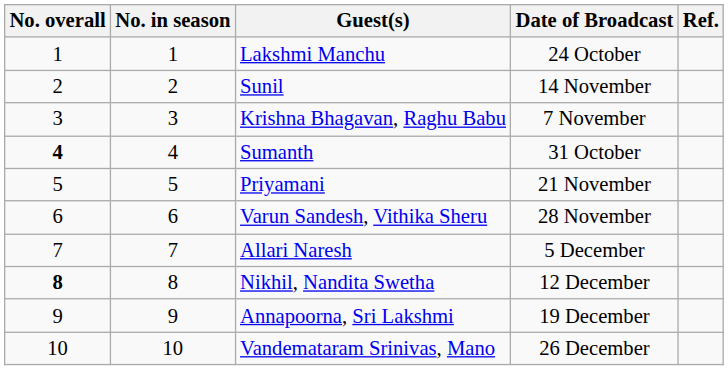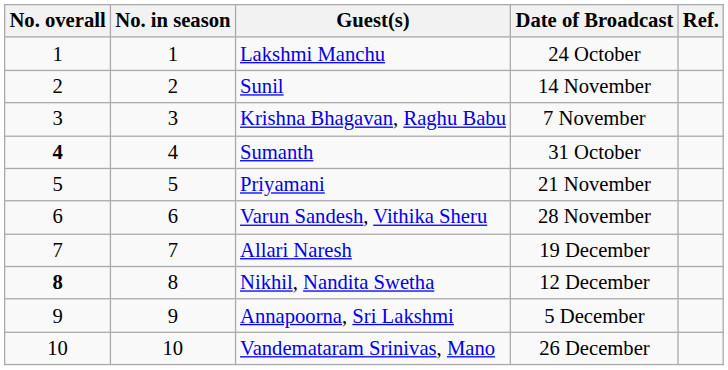(594, 250) 5 December -> (594, 250) 19 December
(594, 315) 19 December -> (594, 315) 5 December
